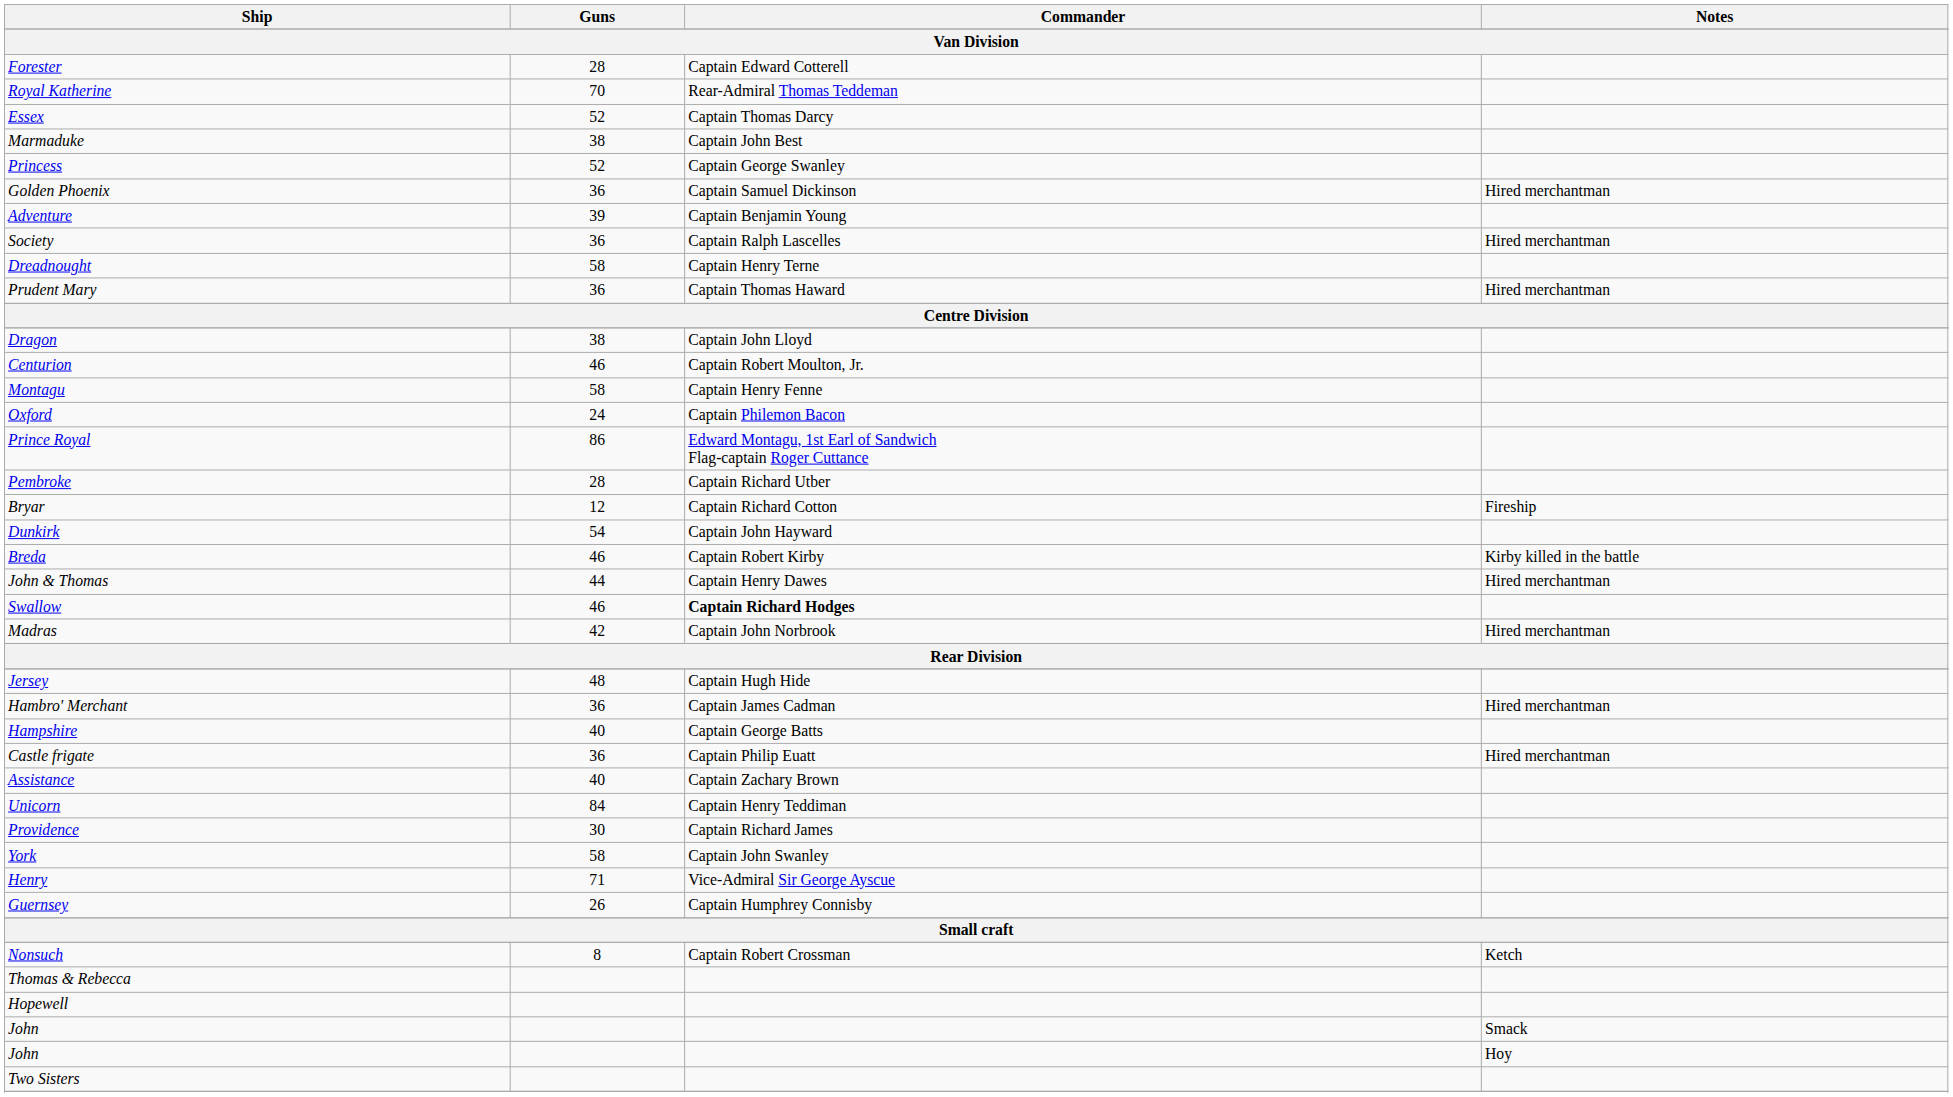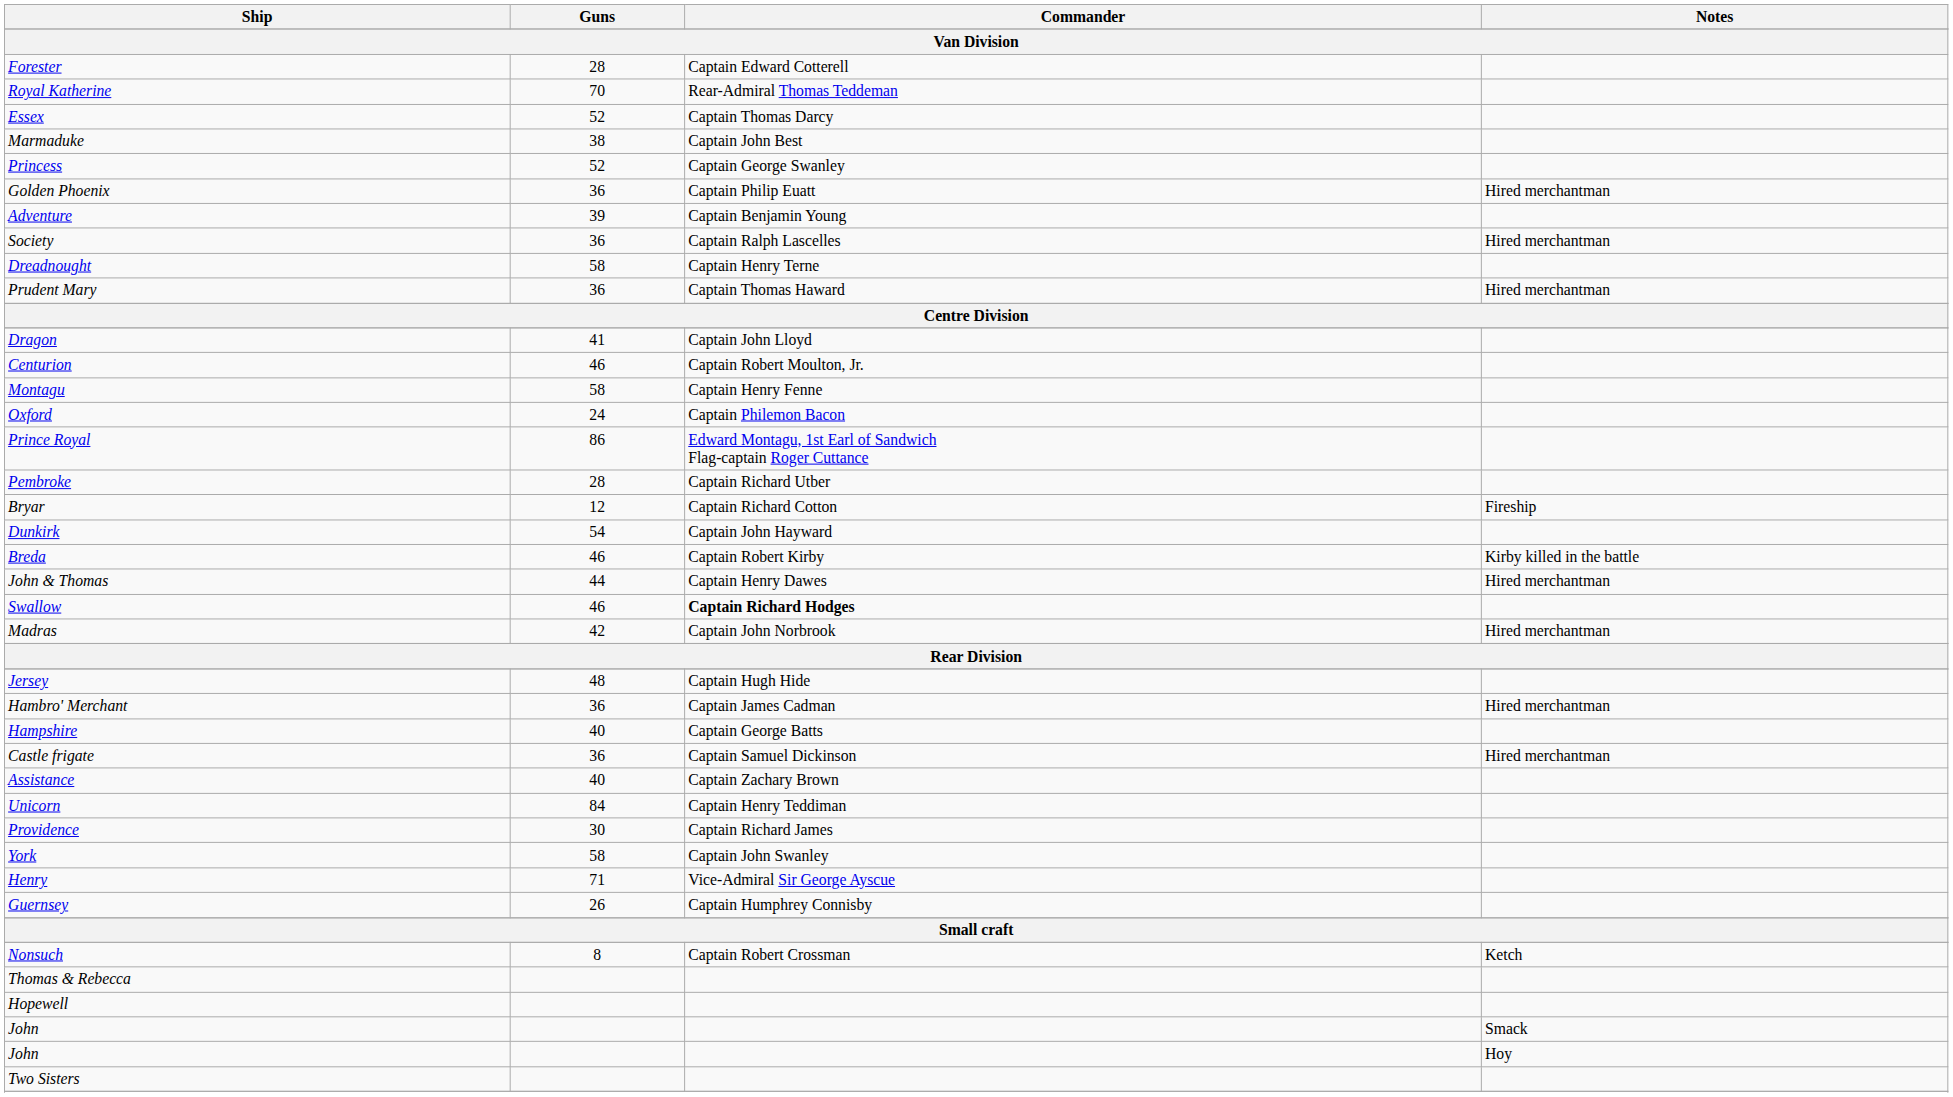(772, 191) Captain Samuel Dickinson -> (752, 191) Captain Philip Euatt
(597, 340) 38 -> (597, 340) 41
(752, 755) Captain Philip Euatt -> (772, 755) Captain Samuel Dickinson
